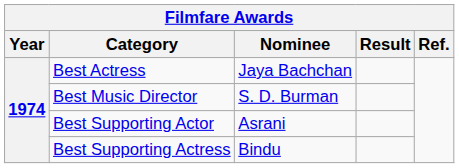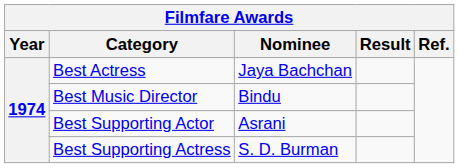(288, 96) S. D. Burman -> (260, 96) Bindu
(260, 149) Bindu -> (288, 149) S. D. Burman
